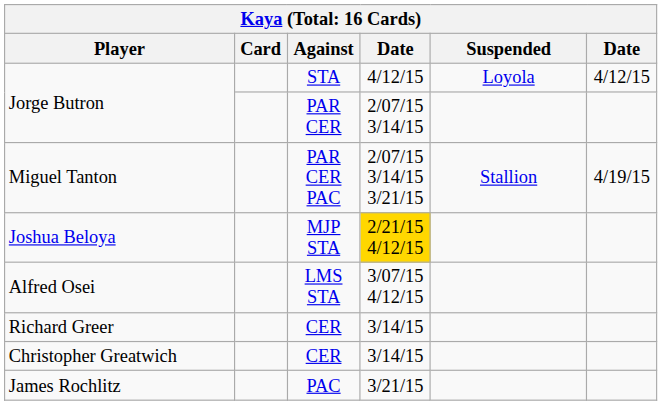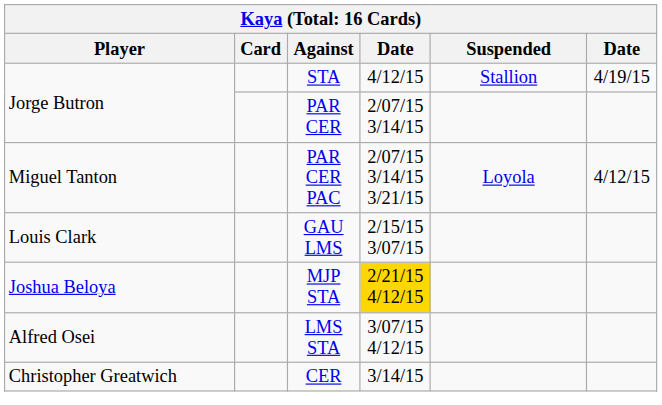(509, 77) Loyola -> (509, 77) Stallion
(622, 77) 4/12/15 -> (622, 77) 4/19/15
(509, 177) Stallion -> (509, 177) Loyola
(622, 177) 4/19/15 -> (622, 177) 4/12/15
+ row: (53, 237)
- row: (61, 326)
- row: (65, 385)
